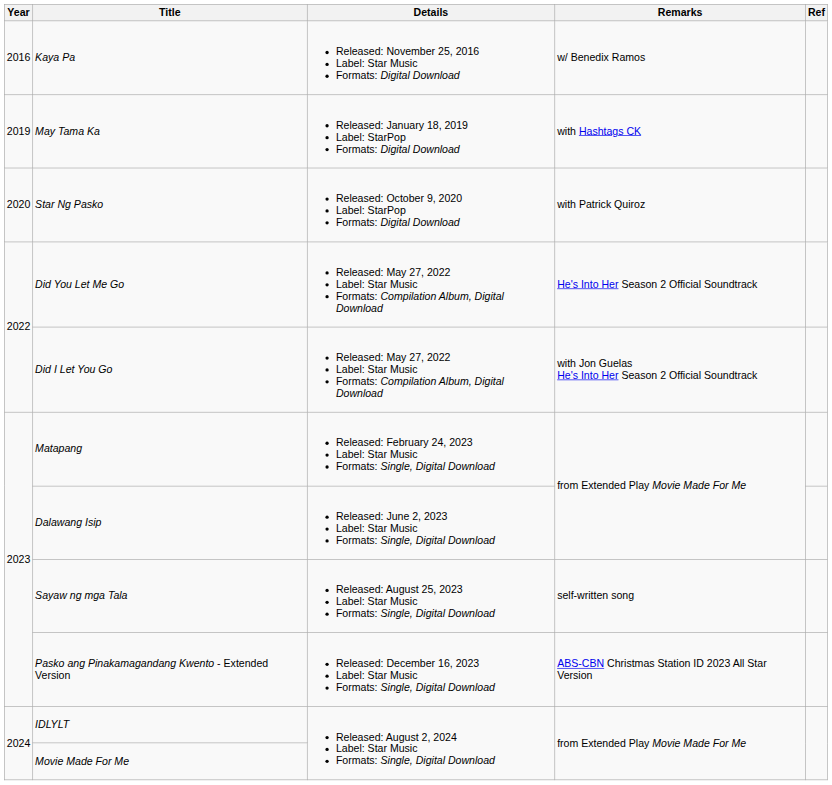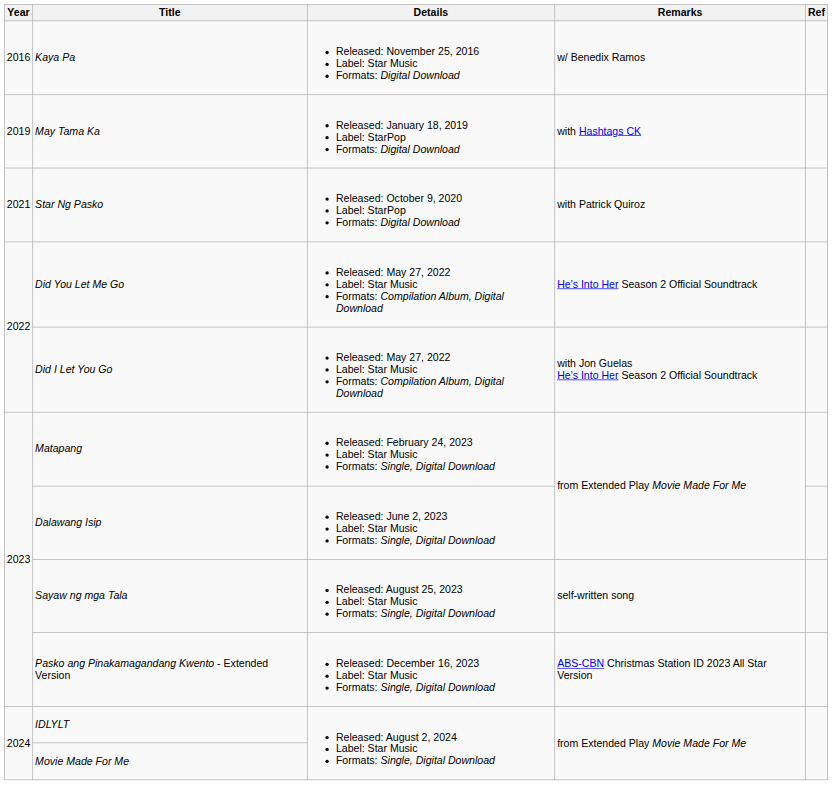(19, 205) 2020 -> (19, 205) 2021
